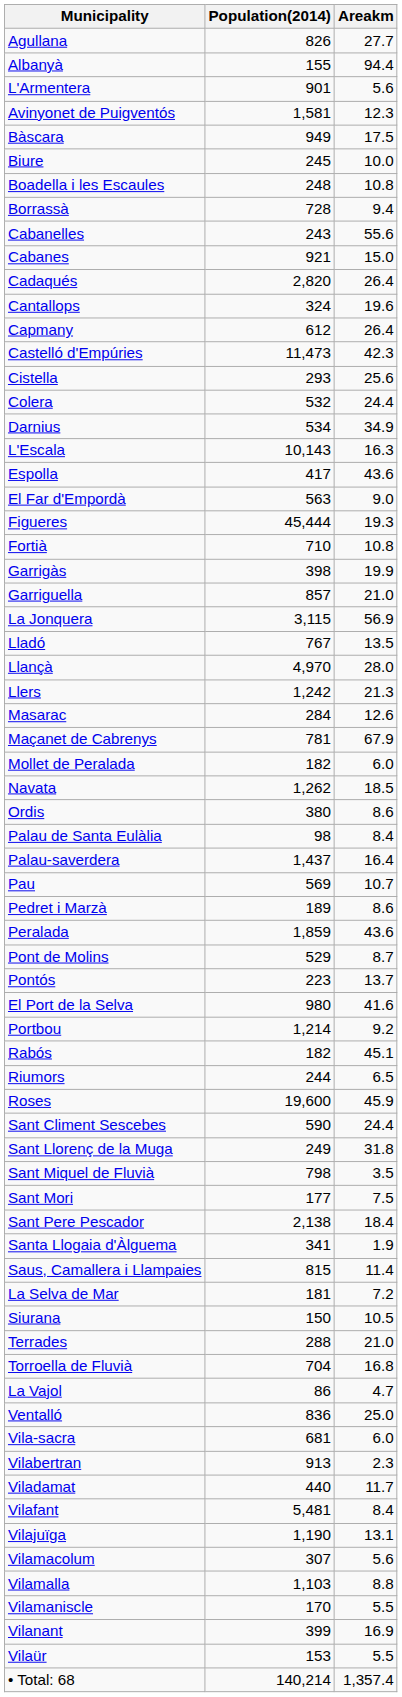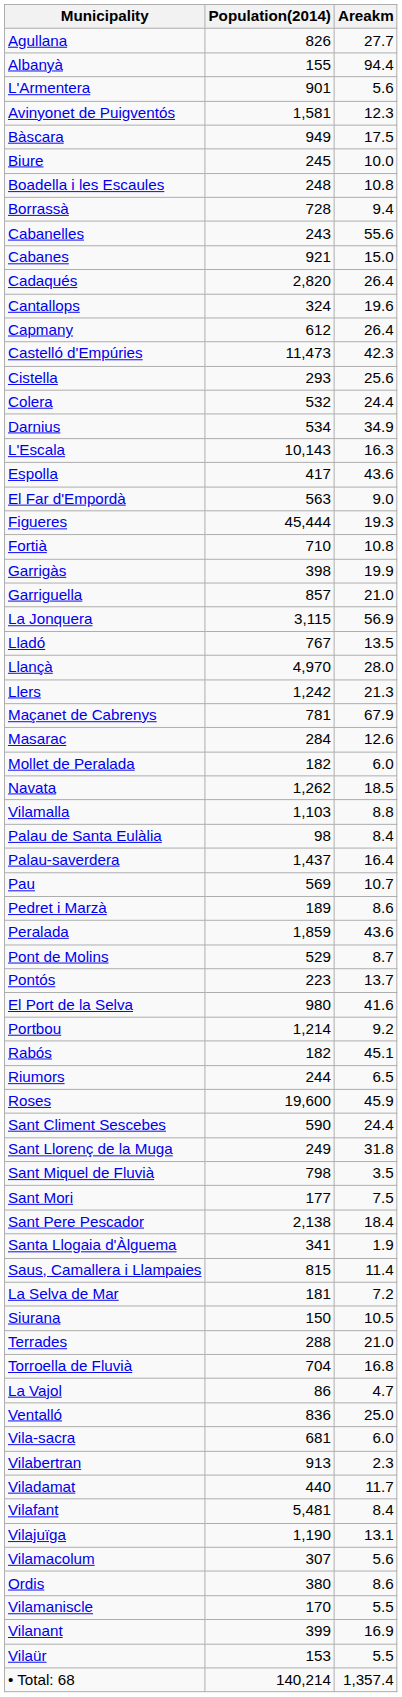rows swapped: (82, 739) <-> (37, 715)
rows swapped: (26, 812) <-> (39, 1583)
